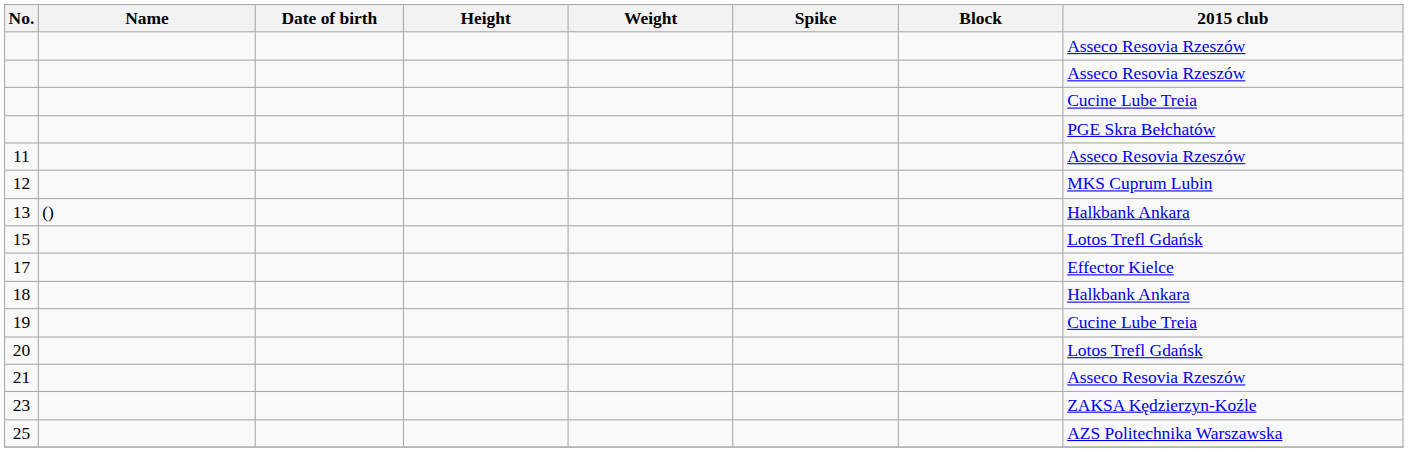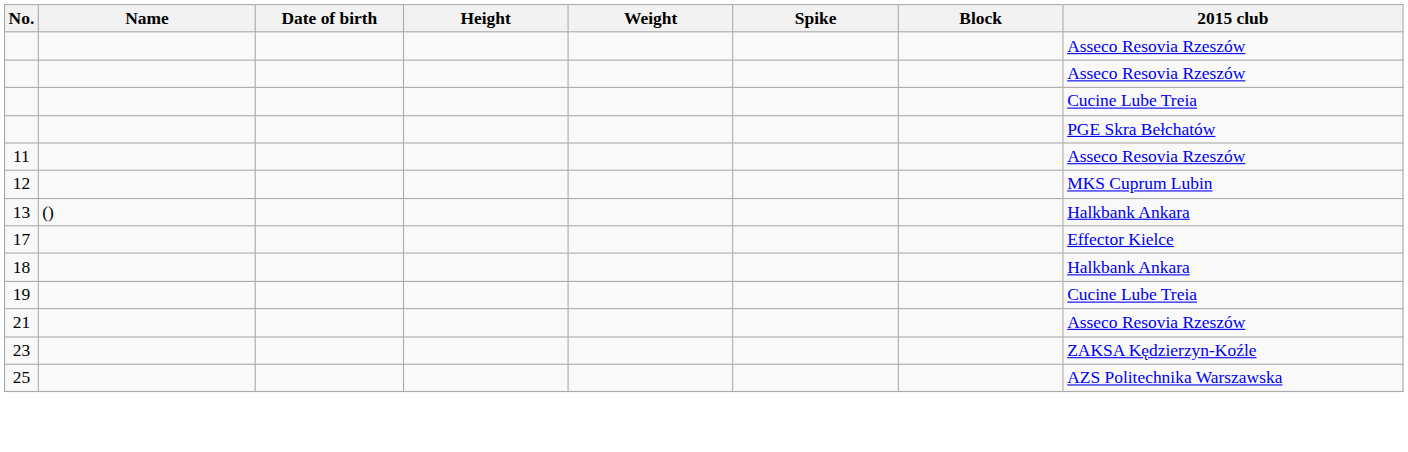- row: (21, 239)
- row: (21, 350)
